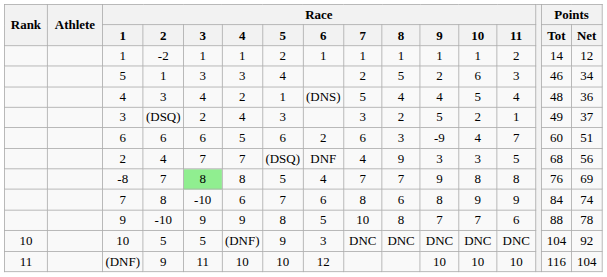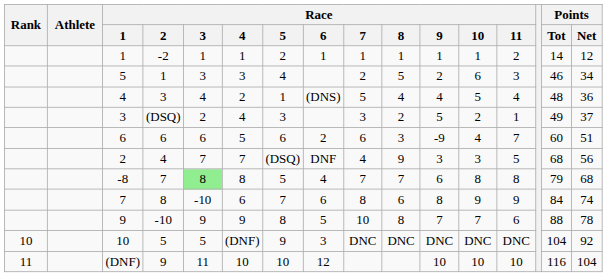(439, 179) 9 -> (439, 179) 6
(556, 179) 76 -> (556, 179) 79
(587, 179) 69 -> (587, 179) 68
